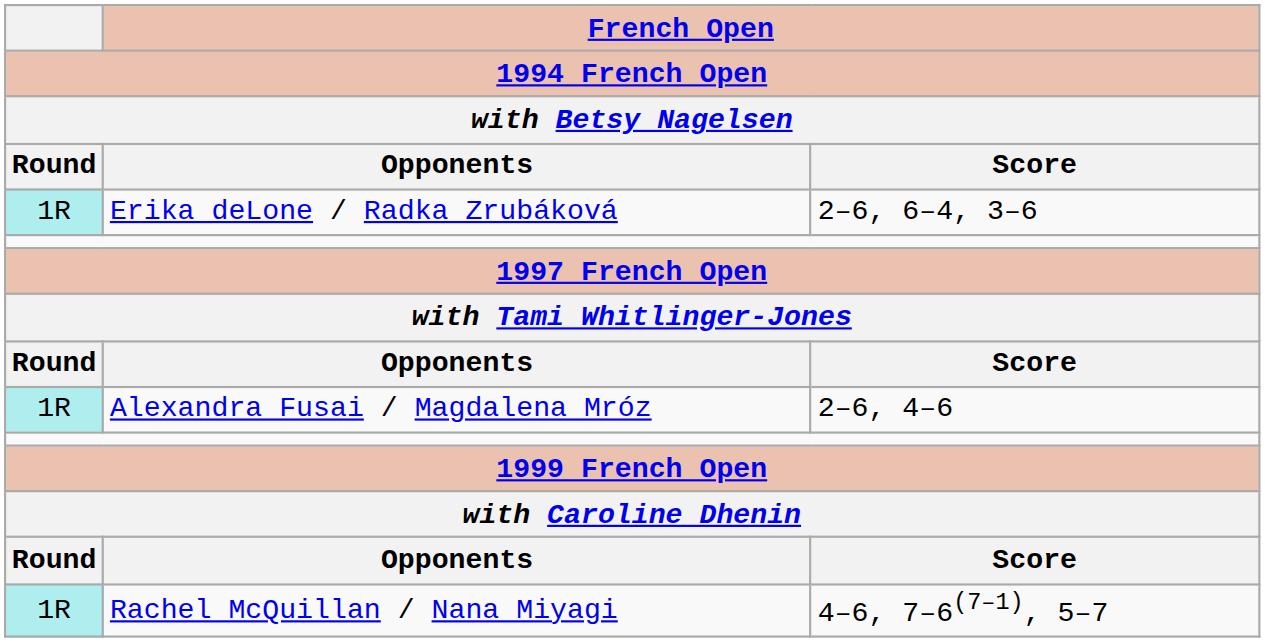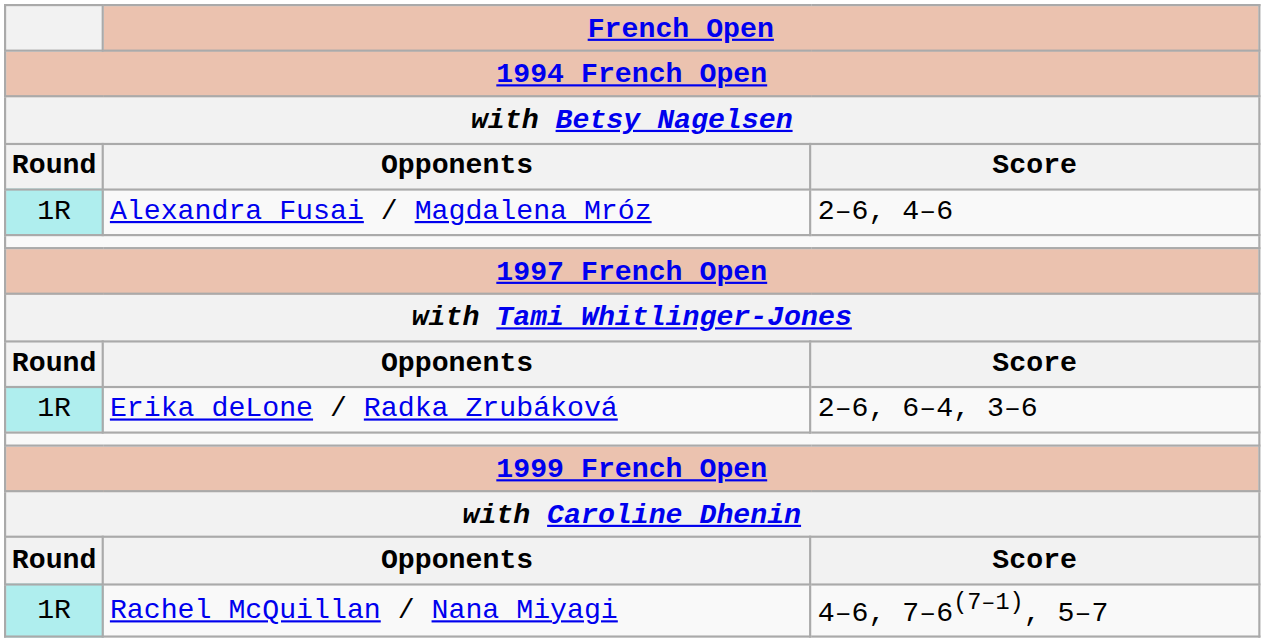rows swapped: (381, 409) <-> (364, 212)
